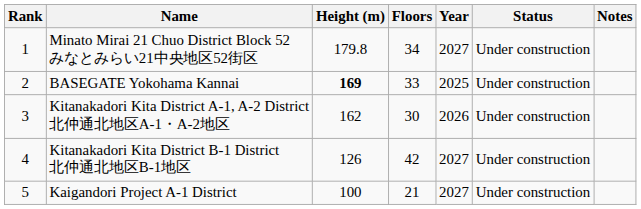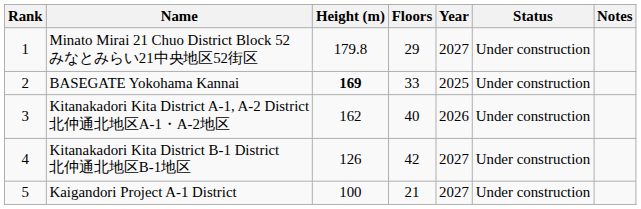(412, 49) 34 -> (412, 49) 29
(412, 116) 30 -> (412, 116) 40
